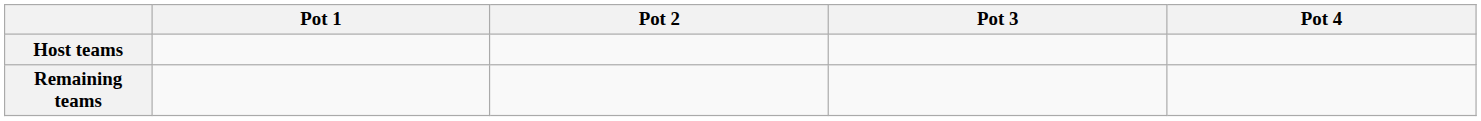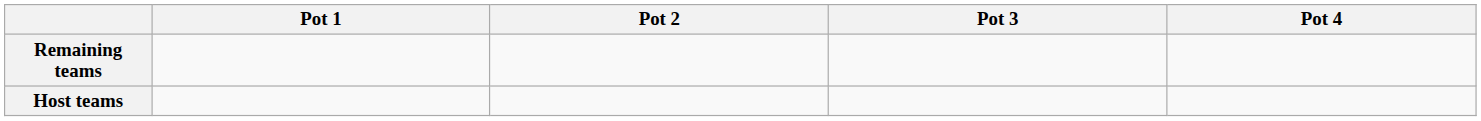rows swapped: (78, 49) <-> (78, 89)
